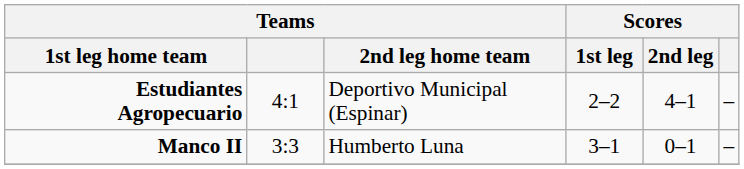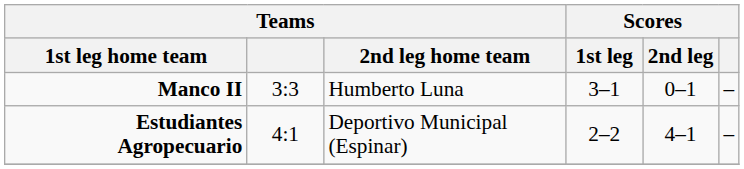rows swapped: (180, 100) <-> (200, 146)
